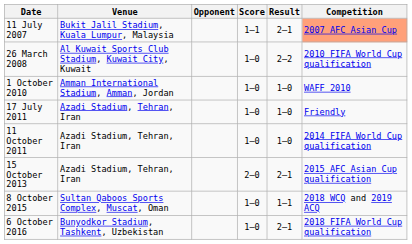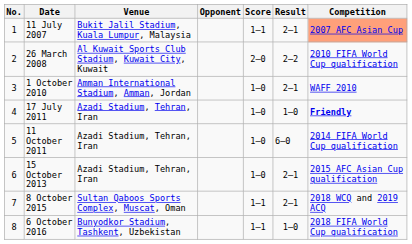+ column: (14, 11)
(252, 59) 1–0 -> (258, 59) 2–0
(284, 88) 1–0 -> (290, 88) 2–1
(325, 112) normal -> (331, 112) bold
(284, 141) 1–0 -> (283, 141) 6–0
(252, 174) 2–0 -> (258, 174) 1–0
(252, 203) 1–0 -> (258, 203) 1–1
(284, 203) 1–1 -> (290, 203) 2–1
(252, 227) 1–0 -> (258, 227) 1–1
(284, 227) 2–1 -> (290, 227) 1–0
